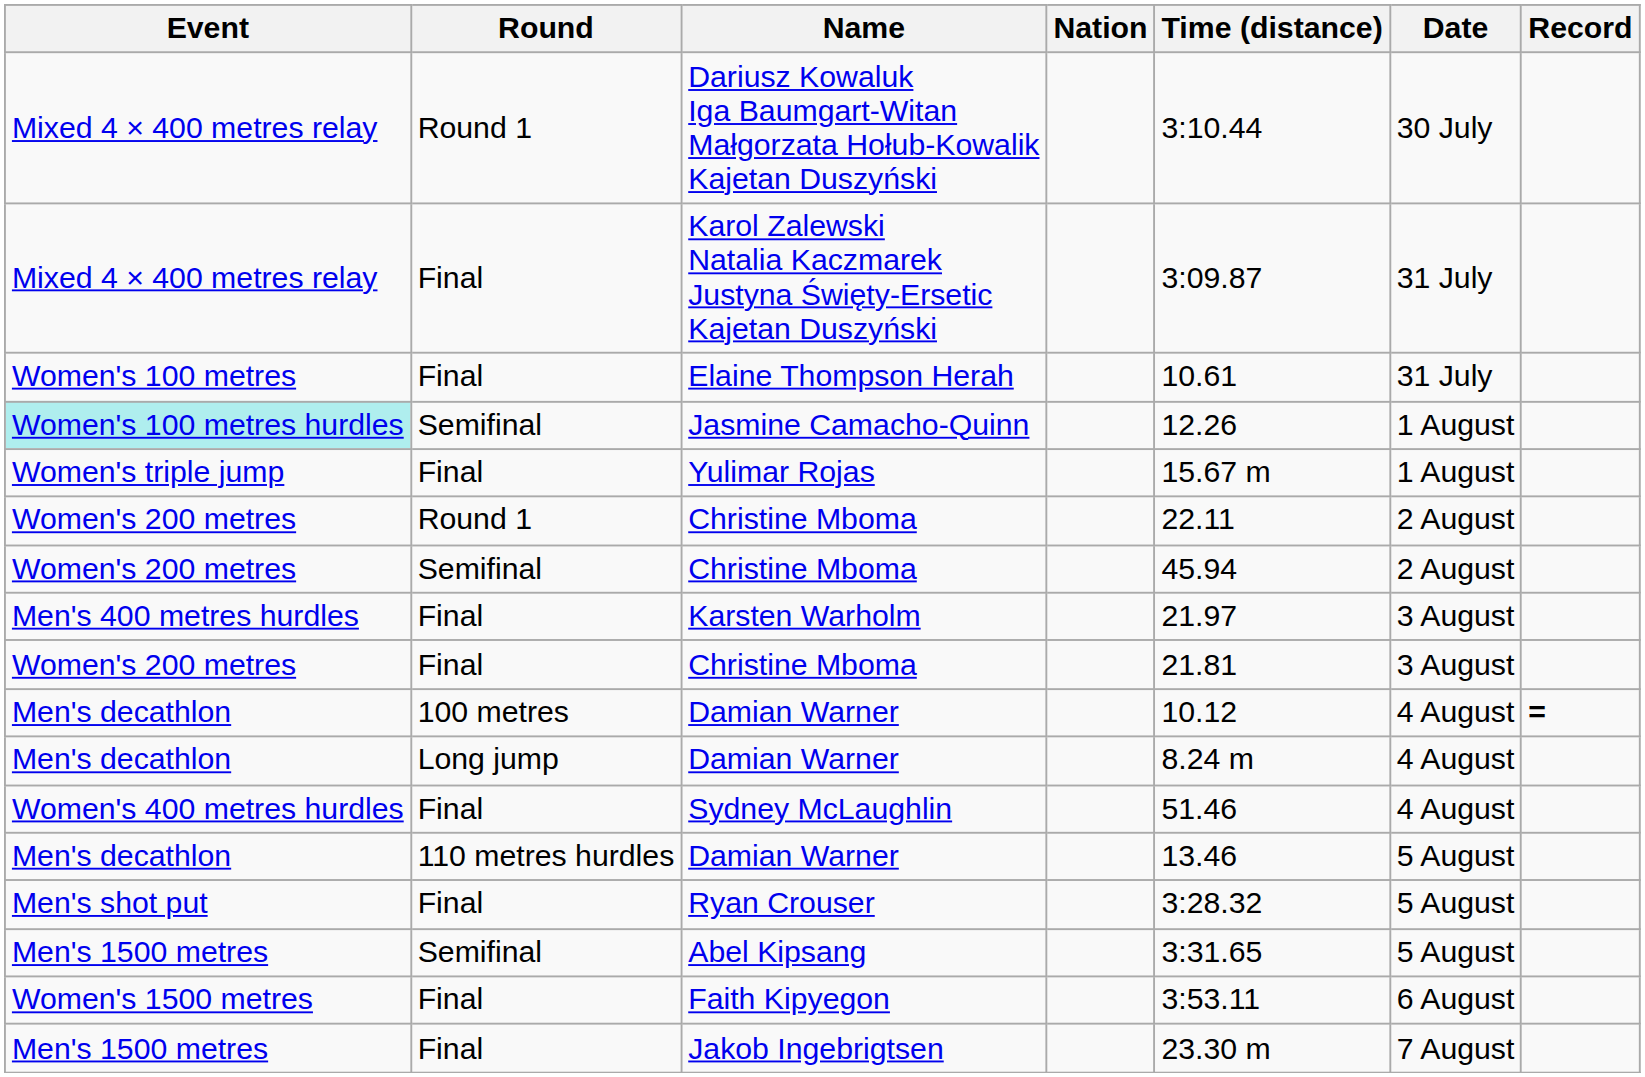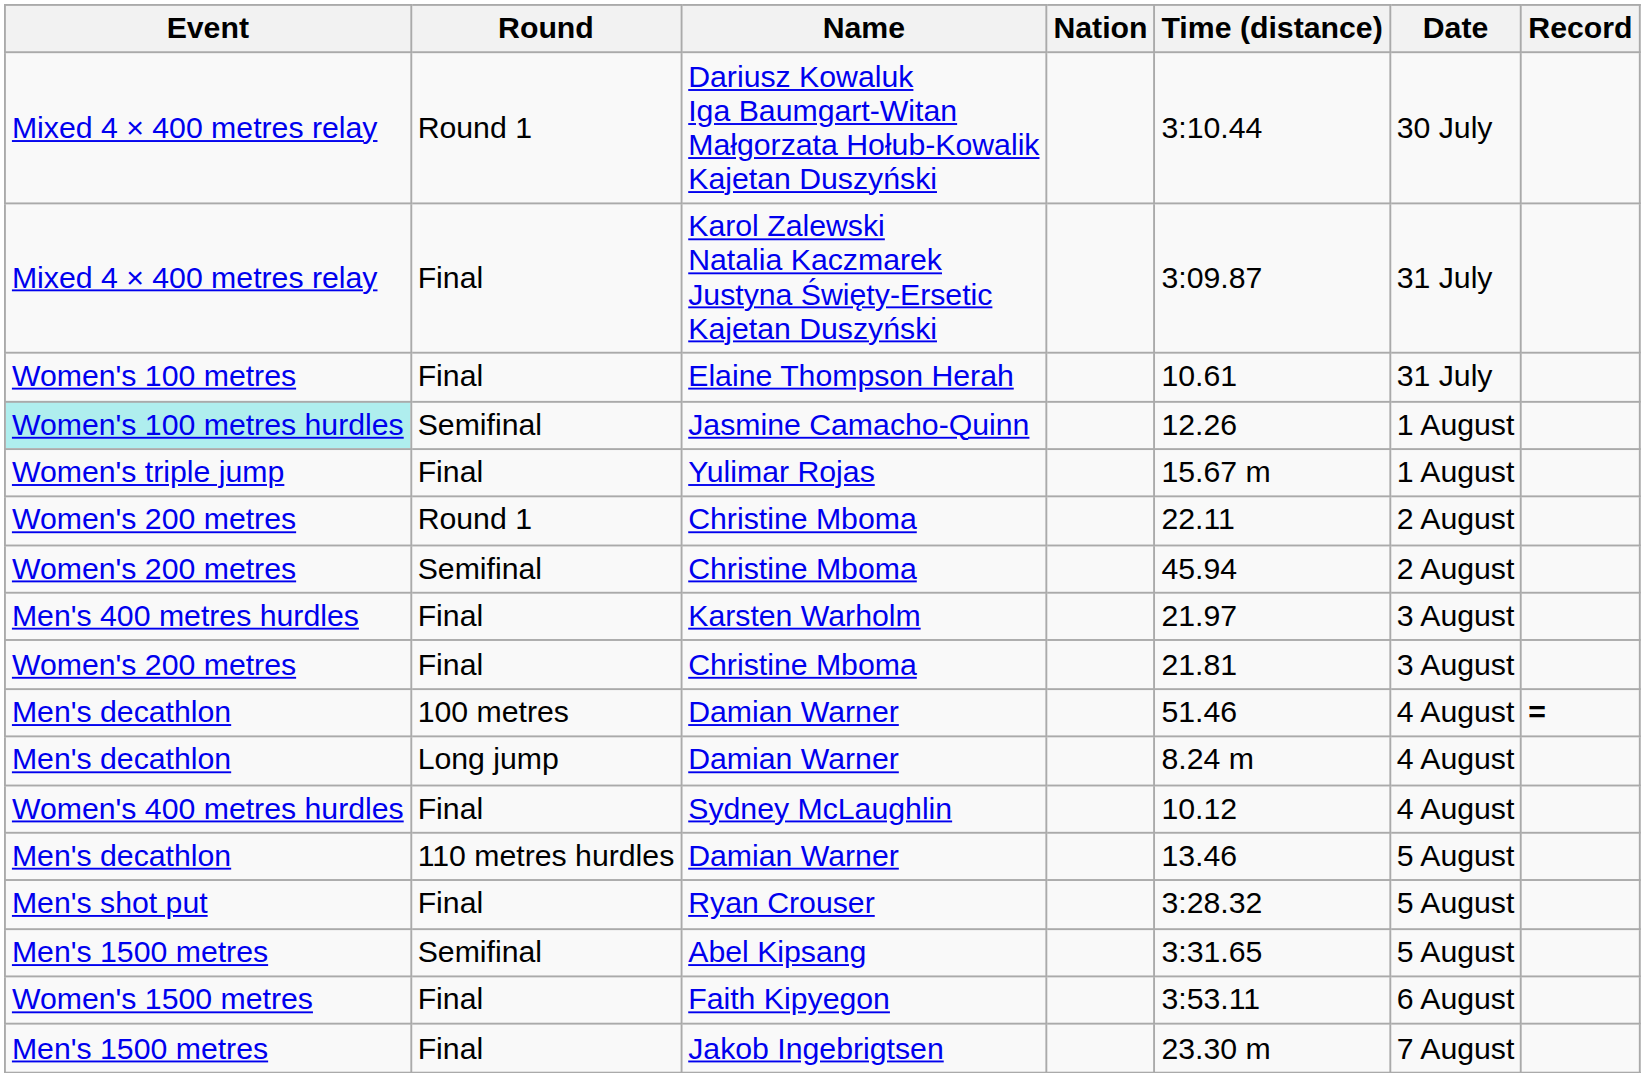(1199, 712) 10.12 -> (1199, 712) 51.46
(1199, 808) 51.46 -> (1199, 808) 10.12
